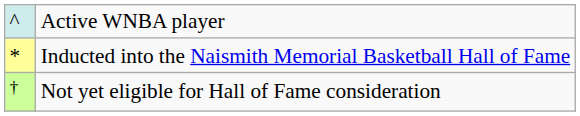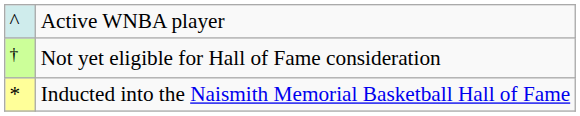rows swapped: (305, 55) <-> (241, 91)
